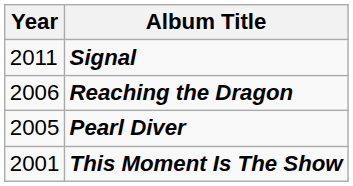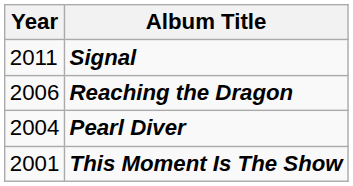(35, 127) 2005 -> (35, 127) 2004
